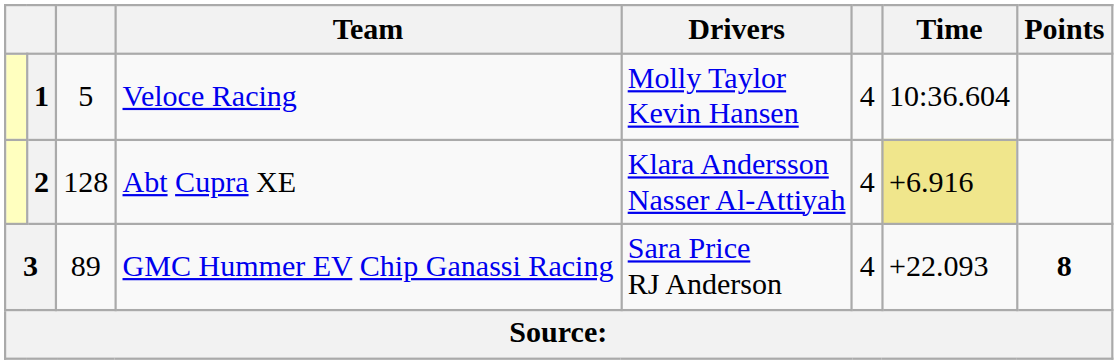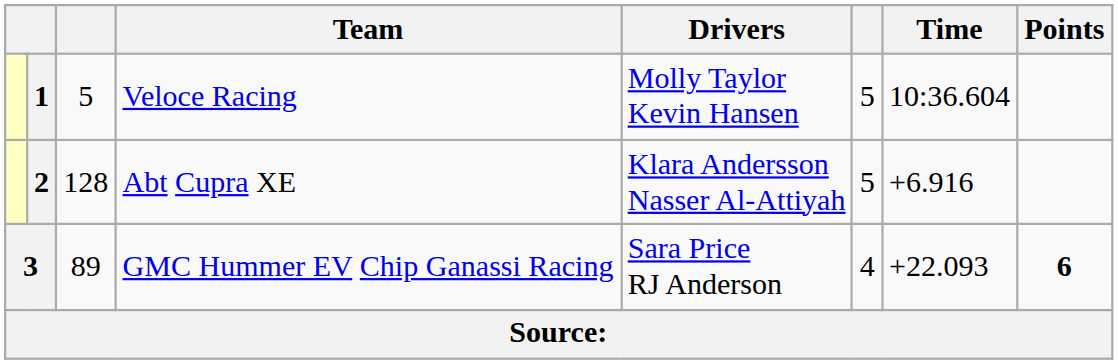(867, 96) 4 -> (867, 96) 5
(867, 181) 4 -> (867, 181) 5
(931, 181) khaki background -> (931, 181) no background
(1064, 266) 8 -> (1064, 266) 6
